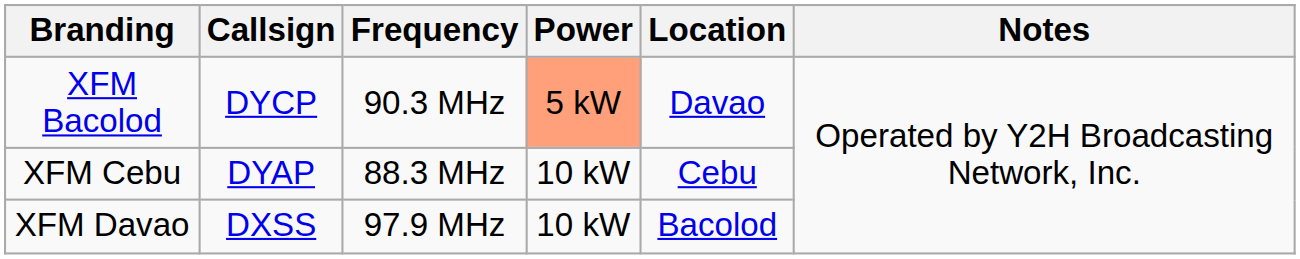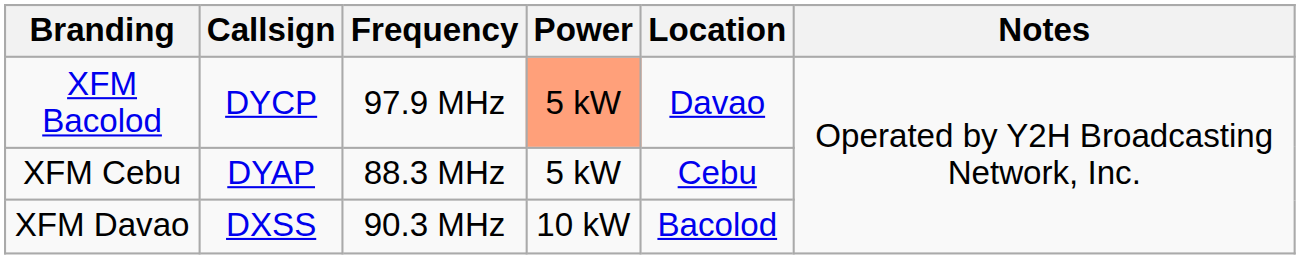(435, 101) 90.3 MHz -> (435, 101) 97.9 MHz
(583, 173) 10 kW -> (583, 173) 5 kW
(435, 225) 97.9 MHz -> (435, 225) 90.3 MHz
